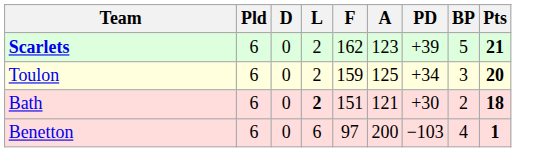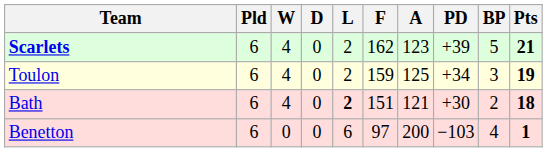+ column: (286, 18)
(495, 75) 20 -> (526, 75) 19
